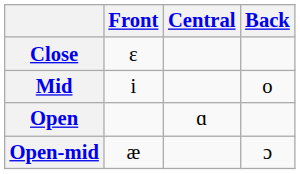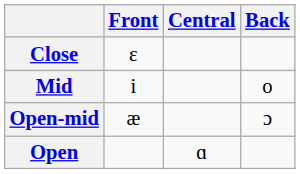rows swapped: (54, 151) <-> (54, 119)
